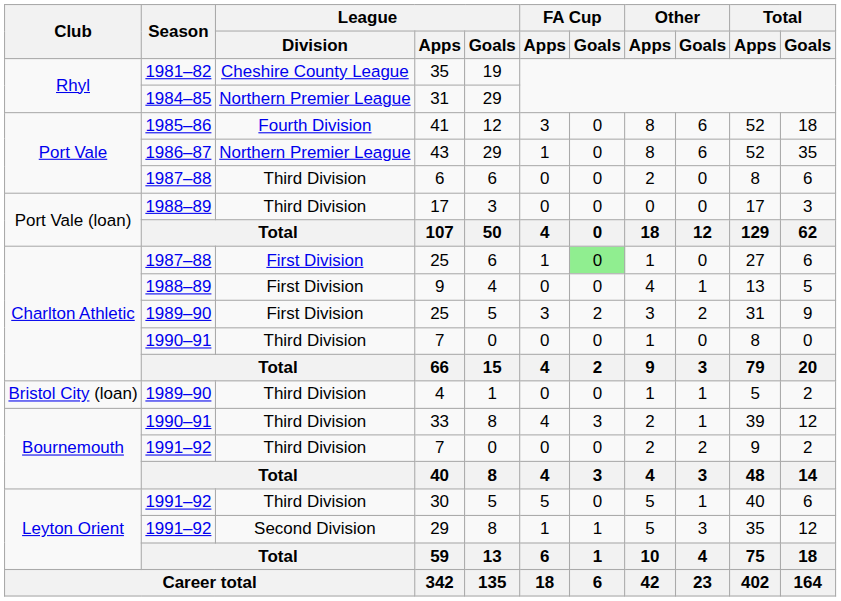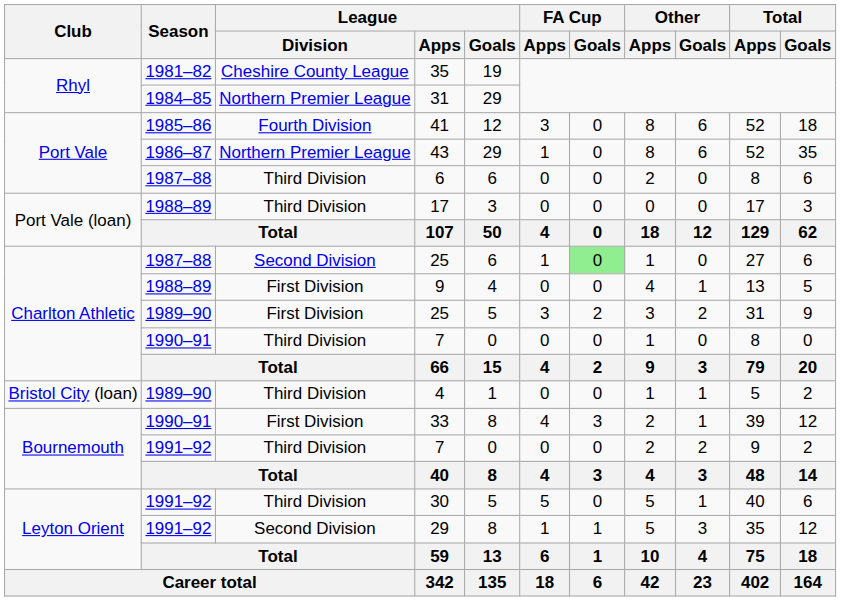(315, 260) First Division -> (315, 260) Second Division
(315, 421) Third Division -> (315, 421) First Division
